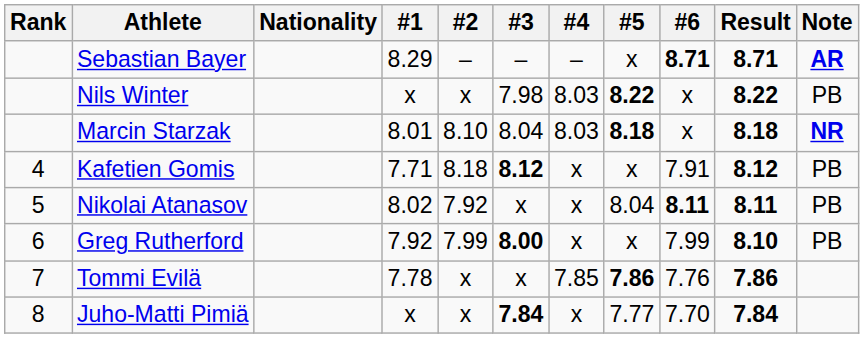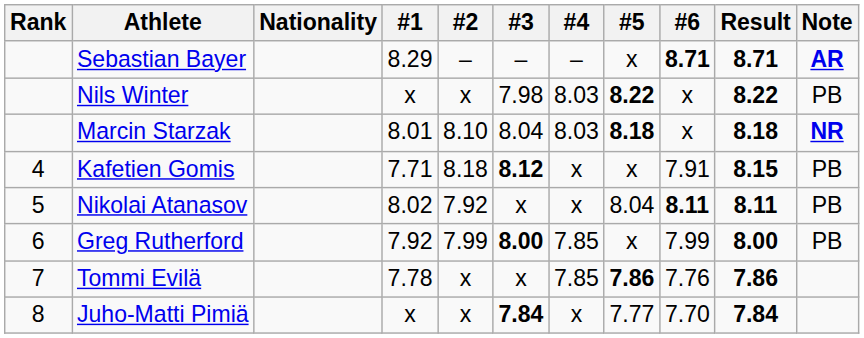(756, 168) 8.12 -> (756, 168) 8.15
(576, 242) x -> (576, 242) 7.85
(756, 242) 8.10 -> (756, 242) 8.00
